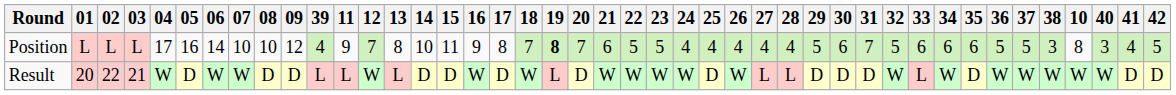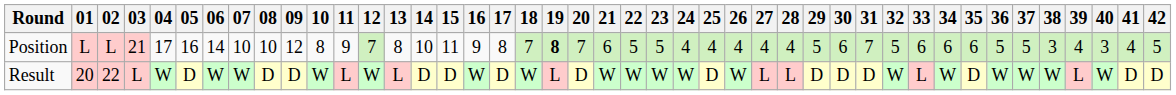columns swapped: (1079, 18) <-> (320, 18)
(137, 47) L -> (137, 47) 21
(137, 75) 21 -> (137, 75) L
